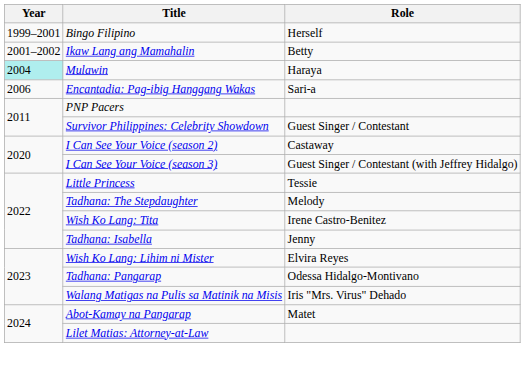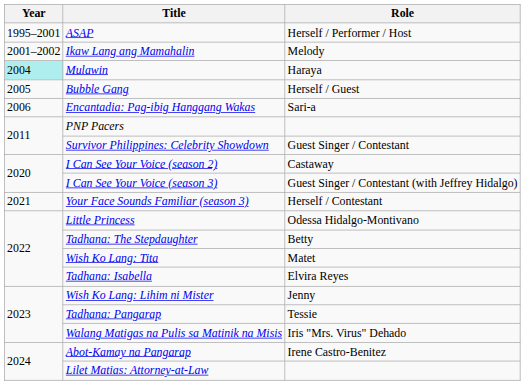+ row: (80, 32)
- row: (101, 32)
(300, 51) Betty -> (306, 51) Melody
+ row: (97, 88)
+ row: (157, 201)
(302, 182) Tessie -> (353, 220) Odessa Hidalgo-Montivano
(306, 201) Melody -> (300, 239) Betty
(337, 220) Irene Castro-Benitez -> (301, 257) Matet
(301, 239) Jenny -> (318, 276) Elvira Reyes
(318, 257) Elvira Reyes -> (301, 295) Jenny
(353, 276) Odessa Hidalgo-Montivano -> (302, 314) Tessie
(301, 314) Matet -> (337, 351) Irene Castro-Benitez
